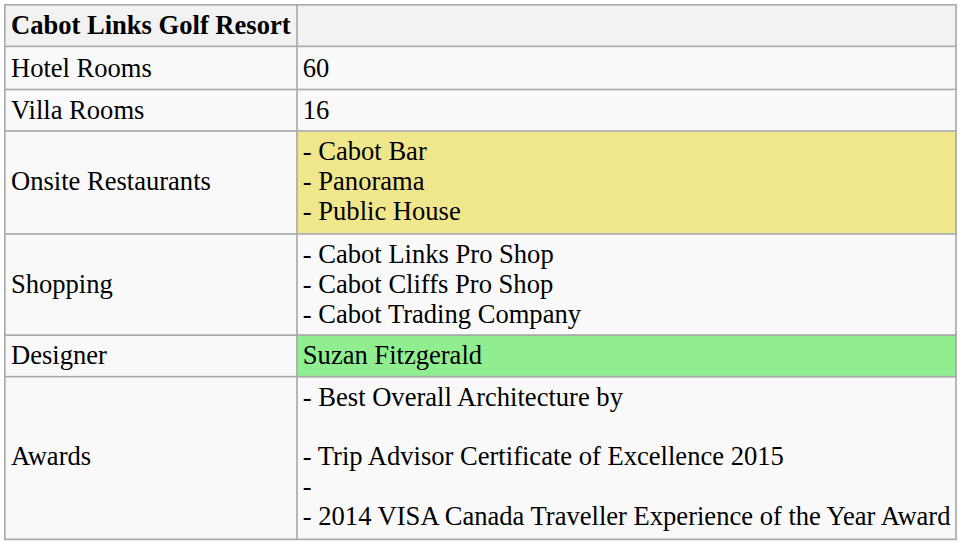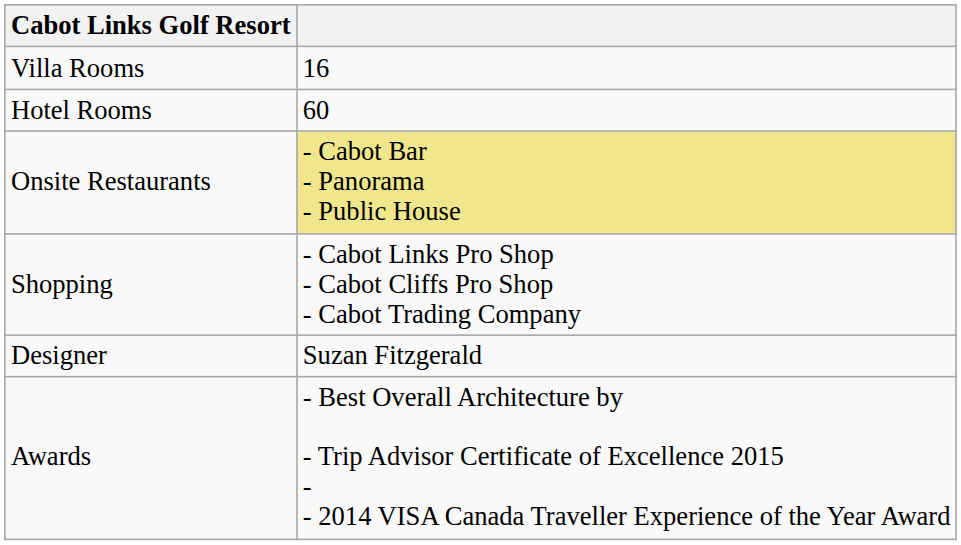rows swapped: (81, 67) <-> (78, 109)
(392, 355) lightgreen background -> (392, 355) no background
